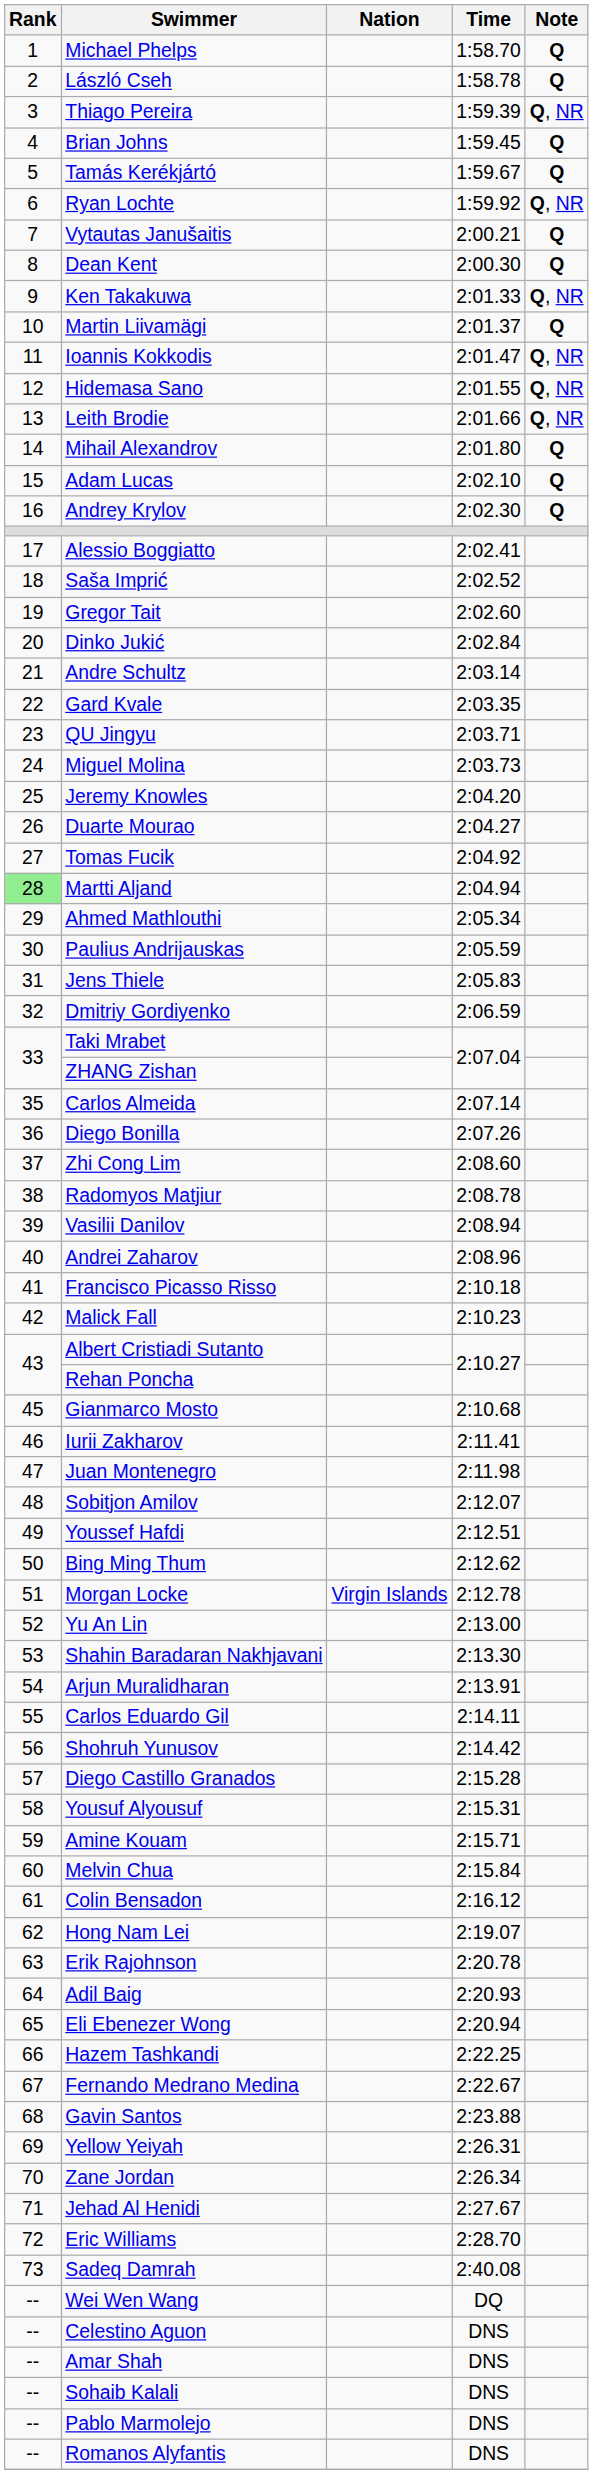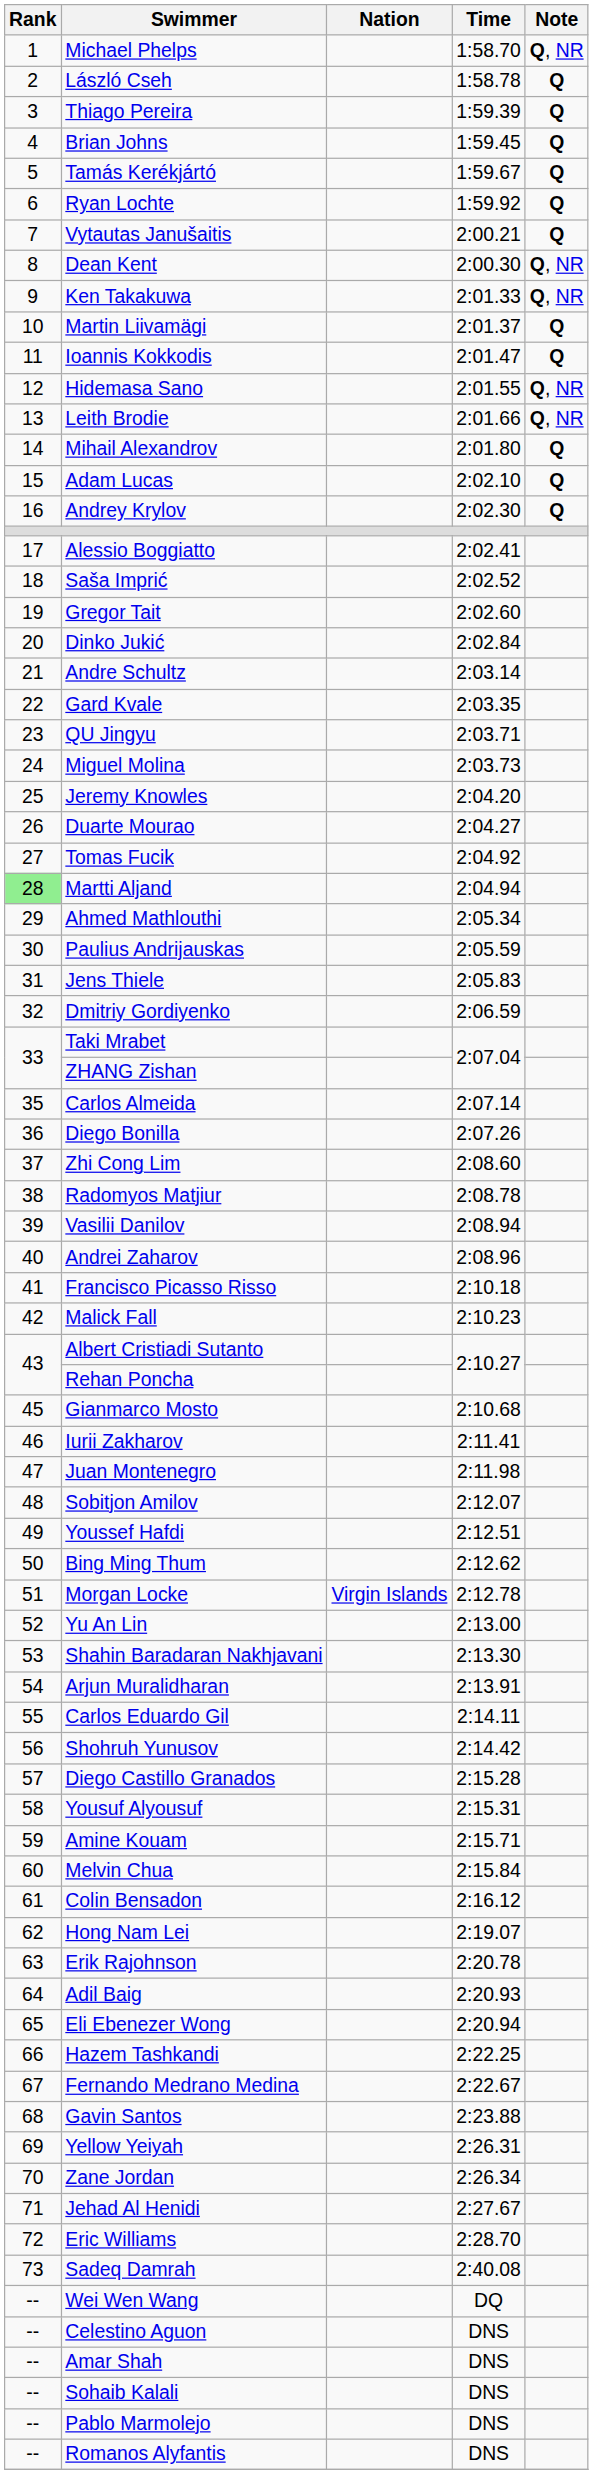(557, 50) Q -> (557, 50) Q, NR
(557, 111) Q, NR -> (557, 111) Q
(557, 204) Q, NR -> (557, 204) Q
(557, 265) Q -> (557, 265) Q, NR
(557, 357) Q, NR -> (557, 357) Q
